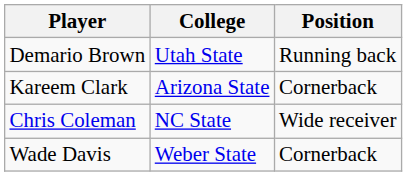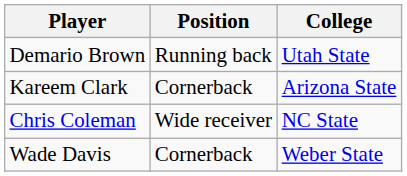columns swapped: (338, 21) <-> (212, 21)
